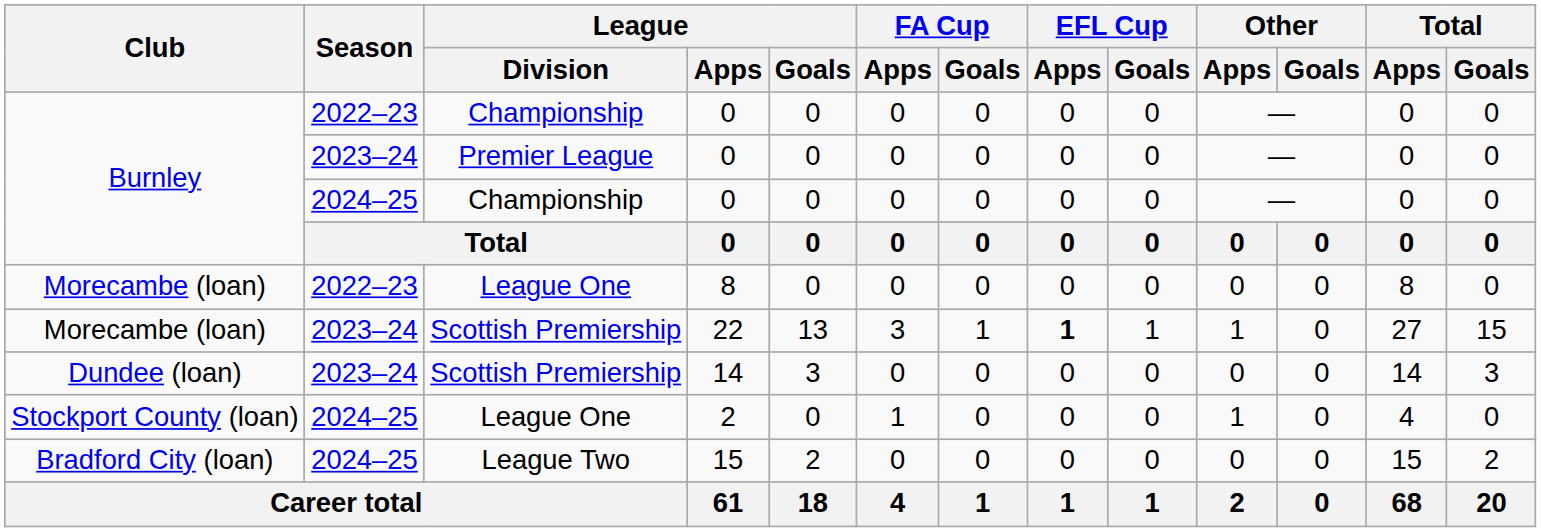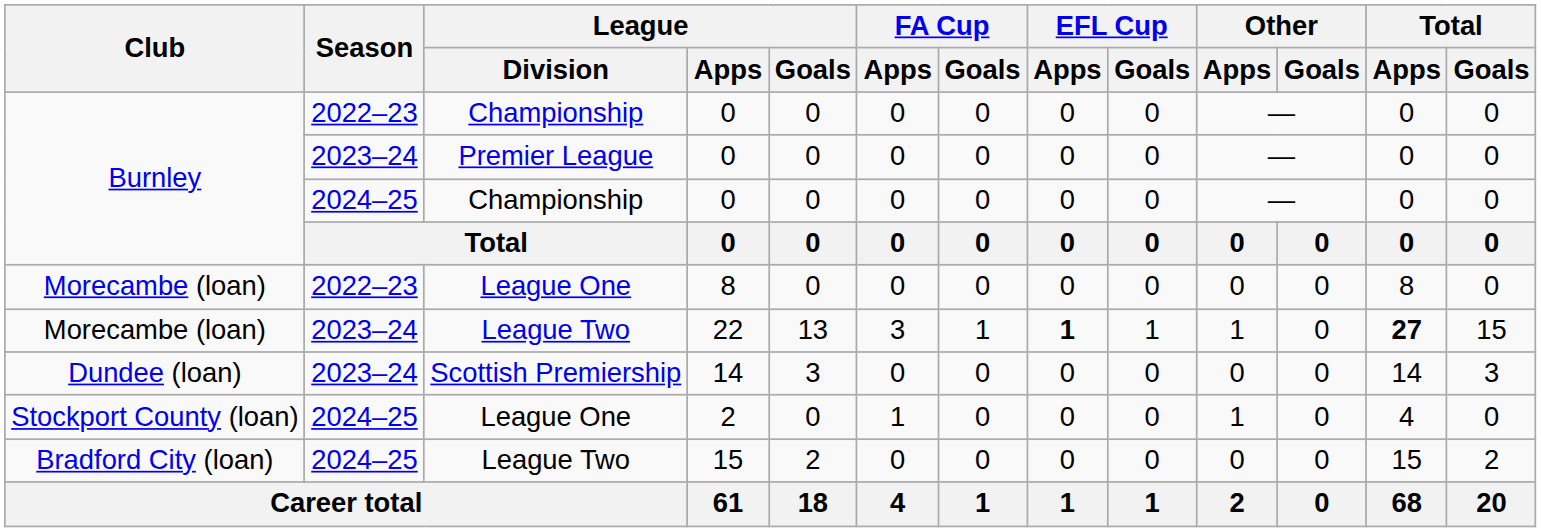(556, 329) Scottish Premiership -> (556, 329) League Two
(1407, 329) normal -> (1407, 329) bold
